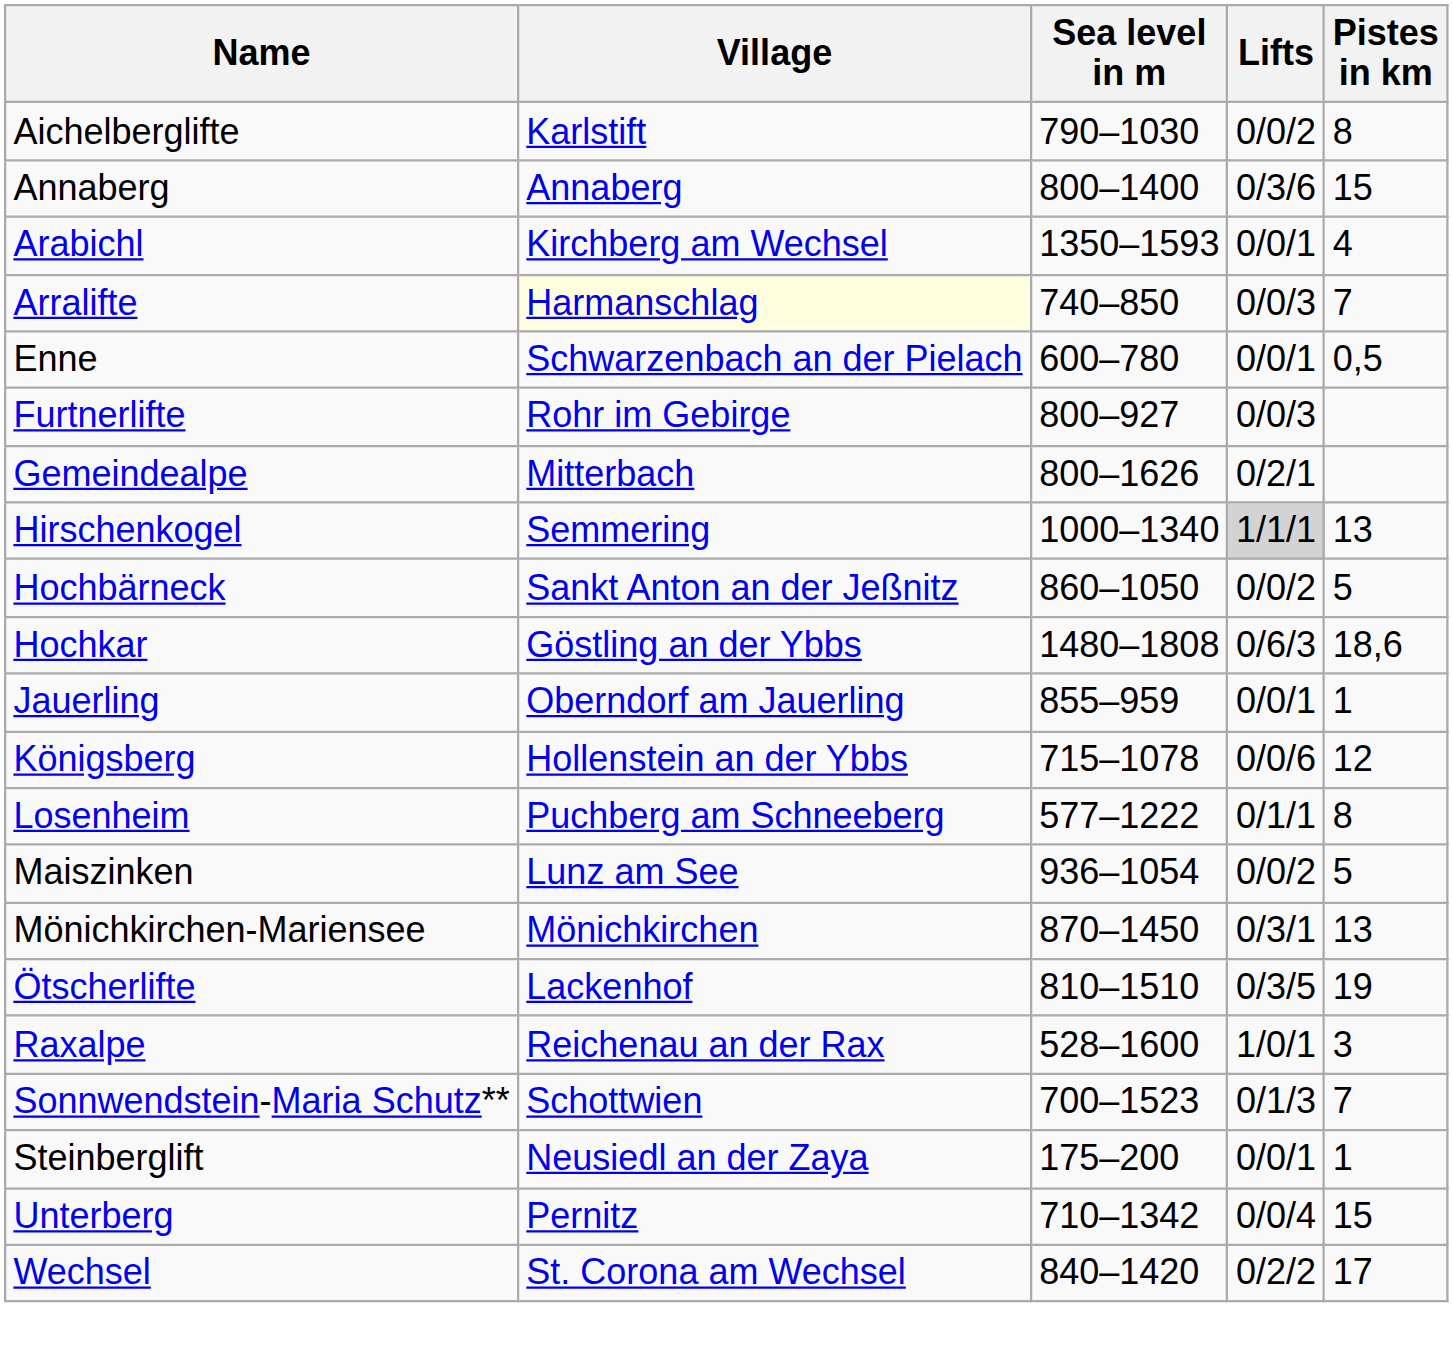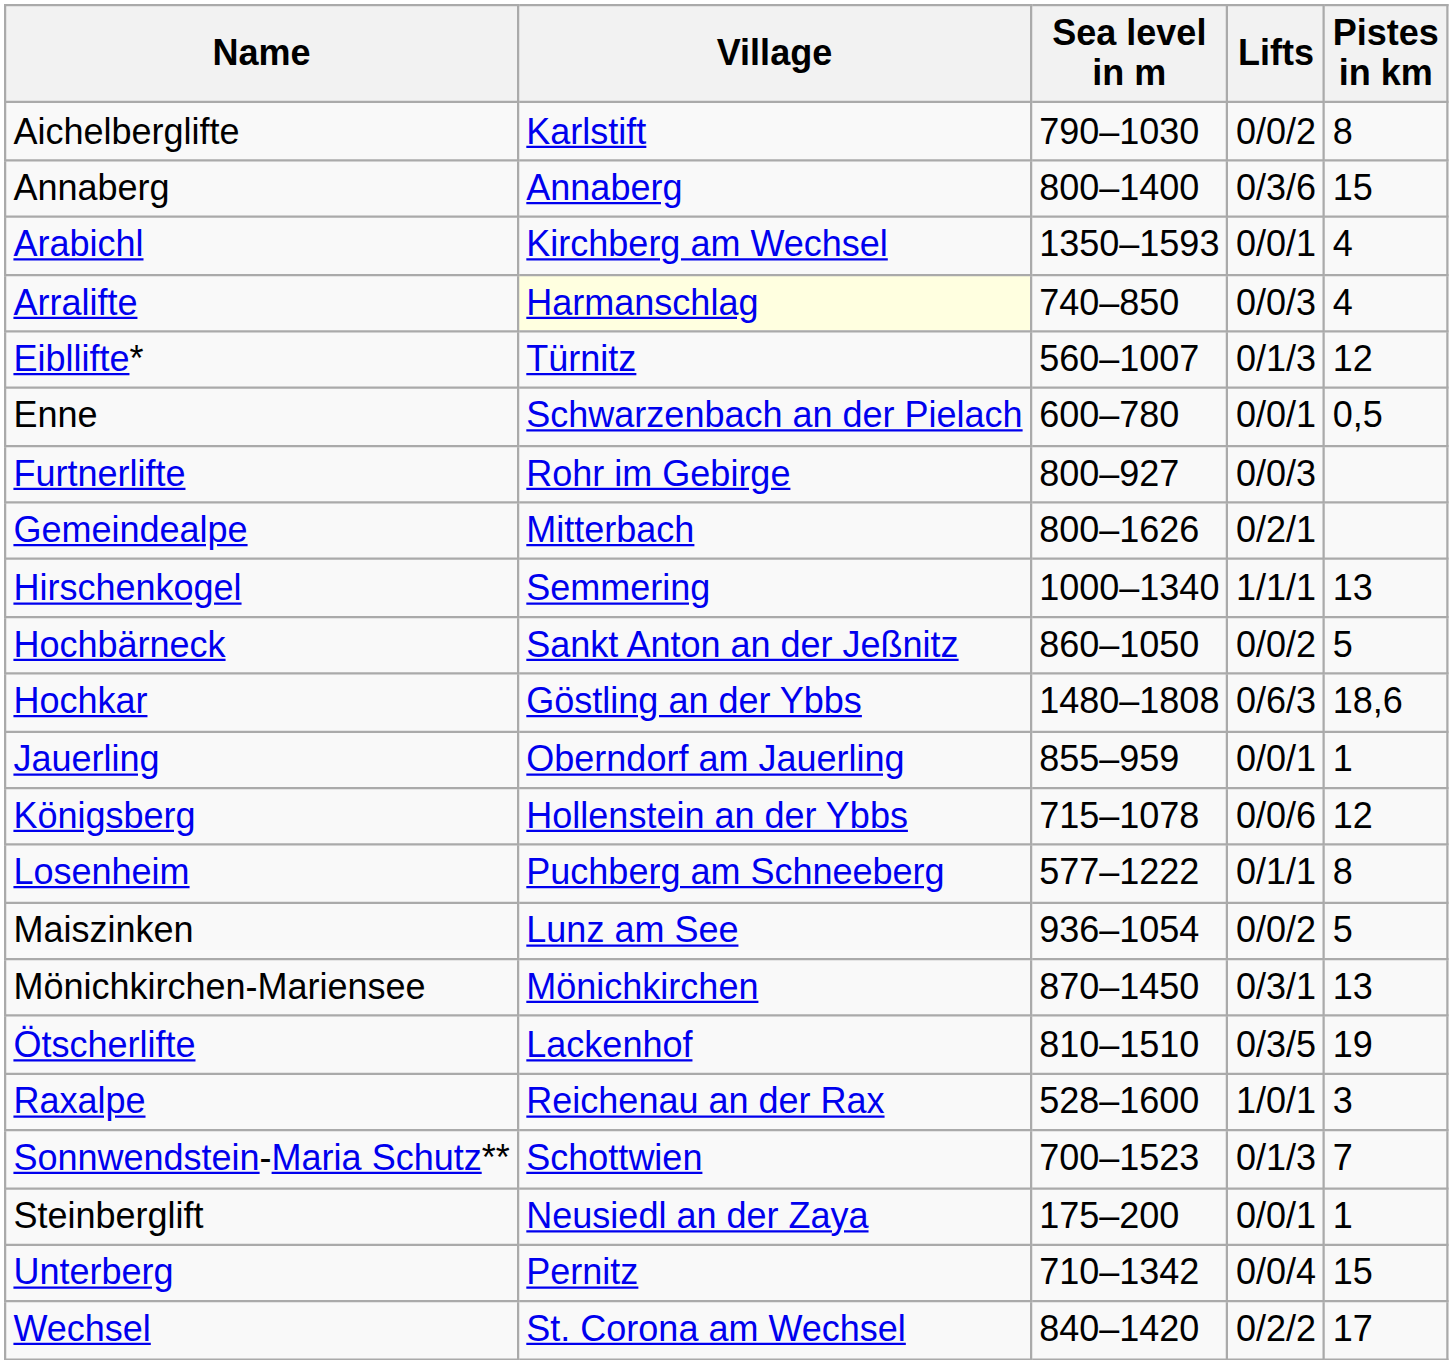(1343, 301) 7 -> (1343, 301) 4
+ row: (78, 359)
(1276, 530) lightgrey background -> (1276, 587) no background
